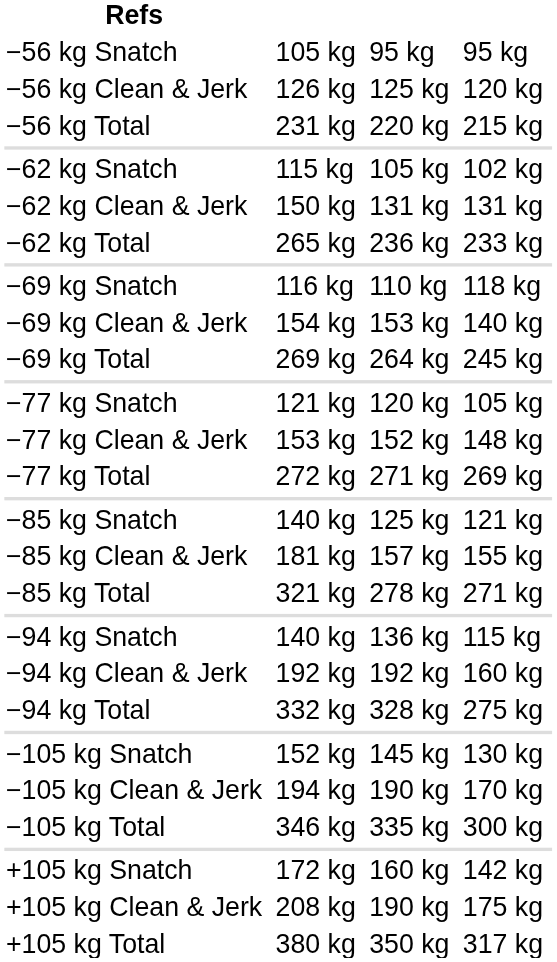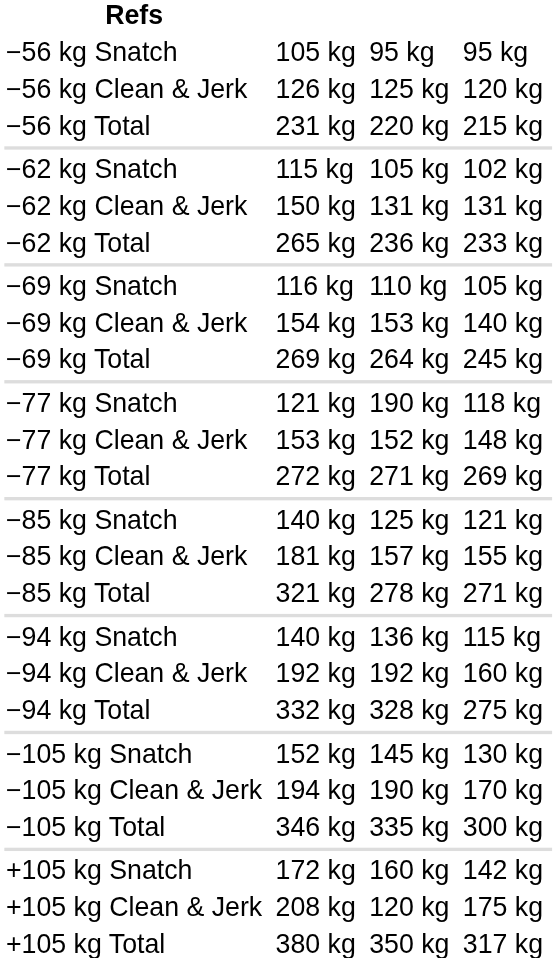(502, 286) 118 kg -> (503, 286) 105 kg
(409, 403) 120 kg -> (409, 403) 190 kg
(503, 403) 105 kg -> (502, 403) 118 kg
(409, 907) 190 kg -> (409, 907) 120 kg
